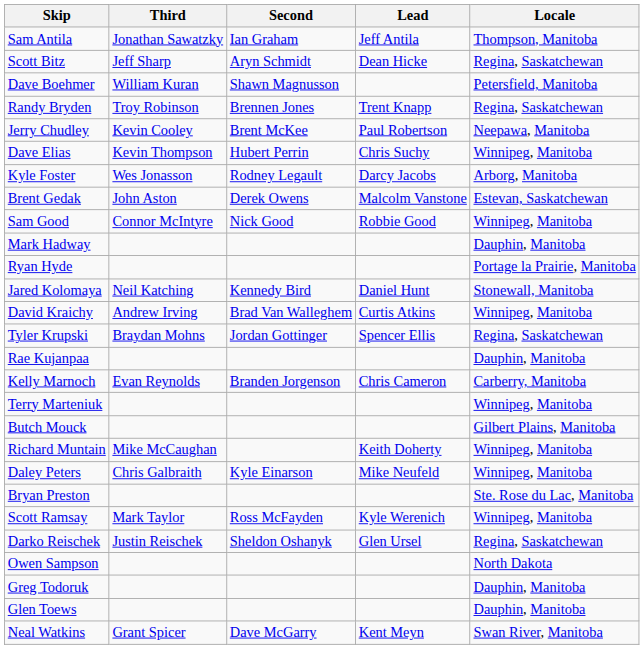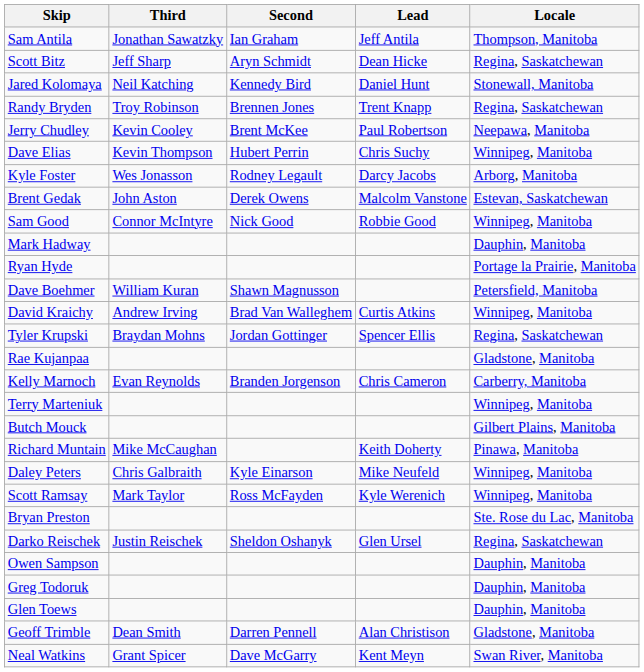rows swapped: (51, 84) <-> (55, 289)
(529, 358) Dauphin, Manitoba -> (534, 358) Gladstone, Manitoba
(533, 449) Winnipeg, Manitoba -> (526, 449) Pinawa, Manitoba
rows swapped: (49, 495) <-> (48, 518)
(513, 564) North Dakota -> (529, 564) Dauphin, Manitoba
+ row: (49, 632)
